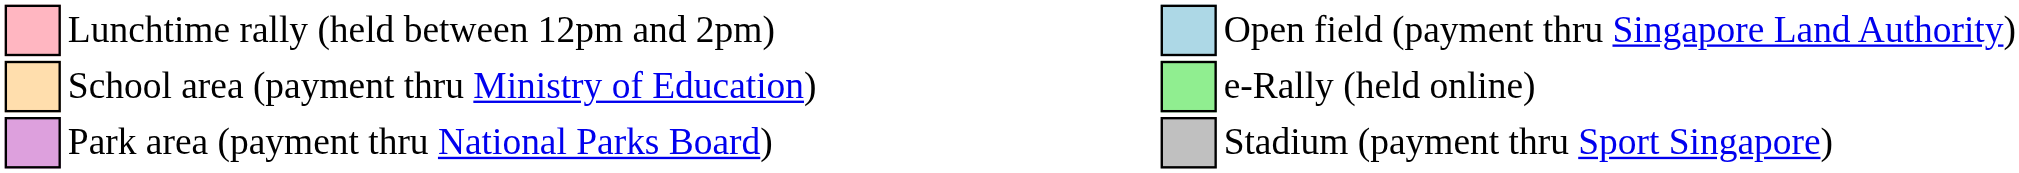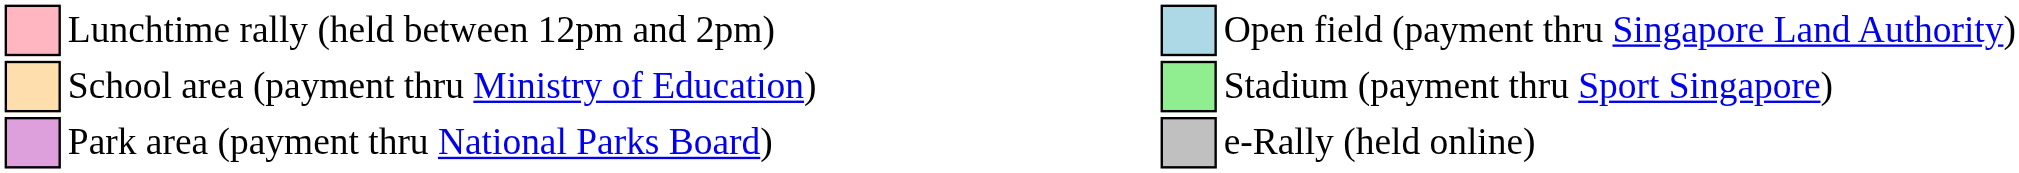(1380, 85) e-Rally (held online) -> (1528, 85) Stadium (payment thru Sport Singapore)
(1528, 142) Stadium (payment thru Sport Singapore) -> (1380, 142) e-Rally (held online)
